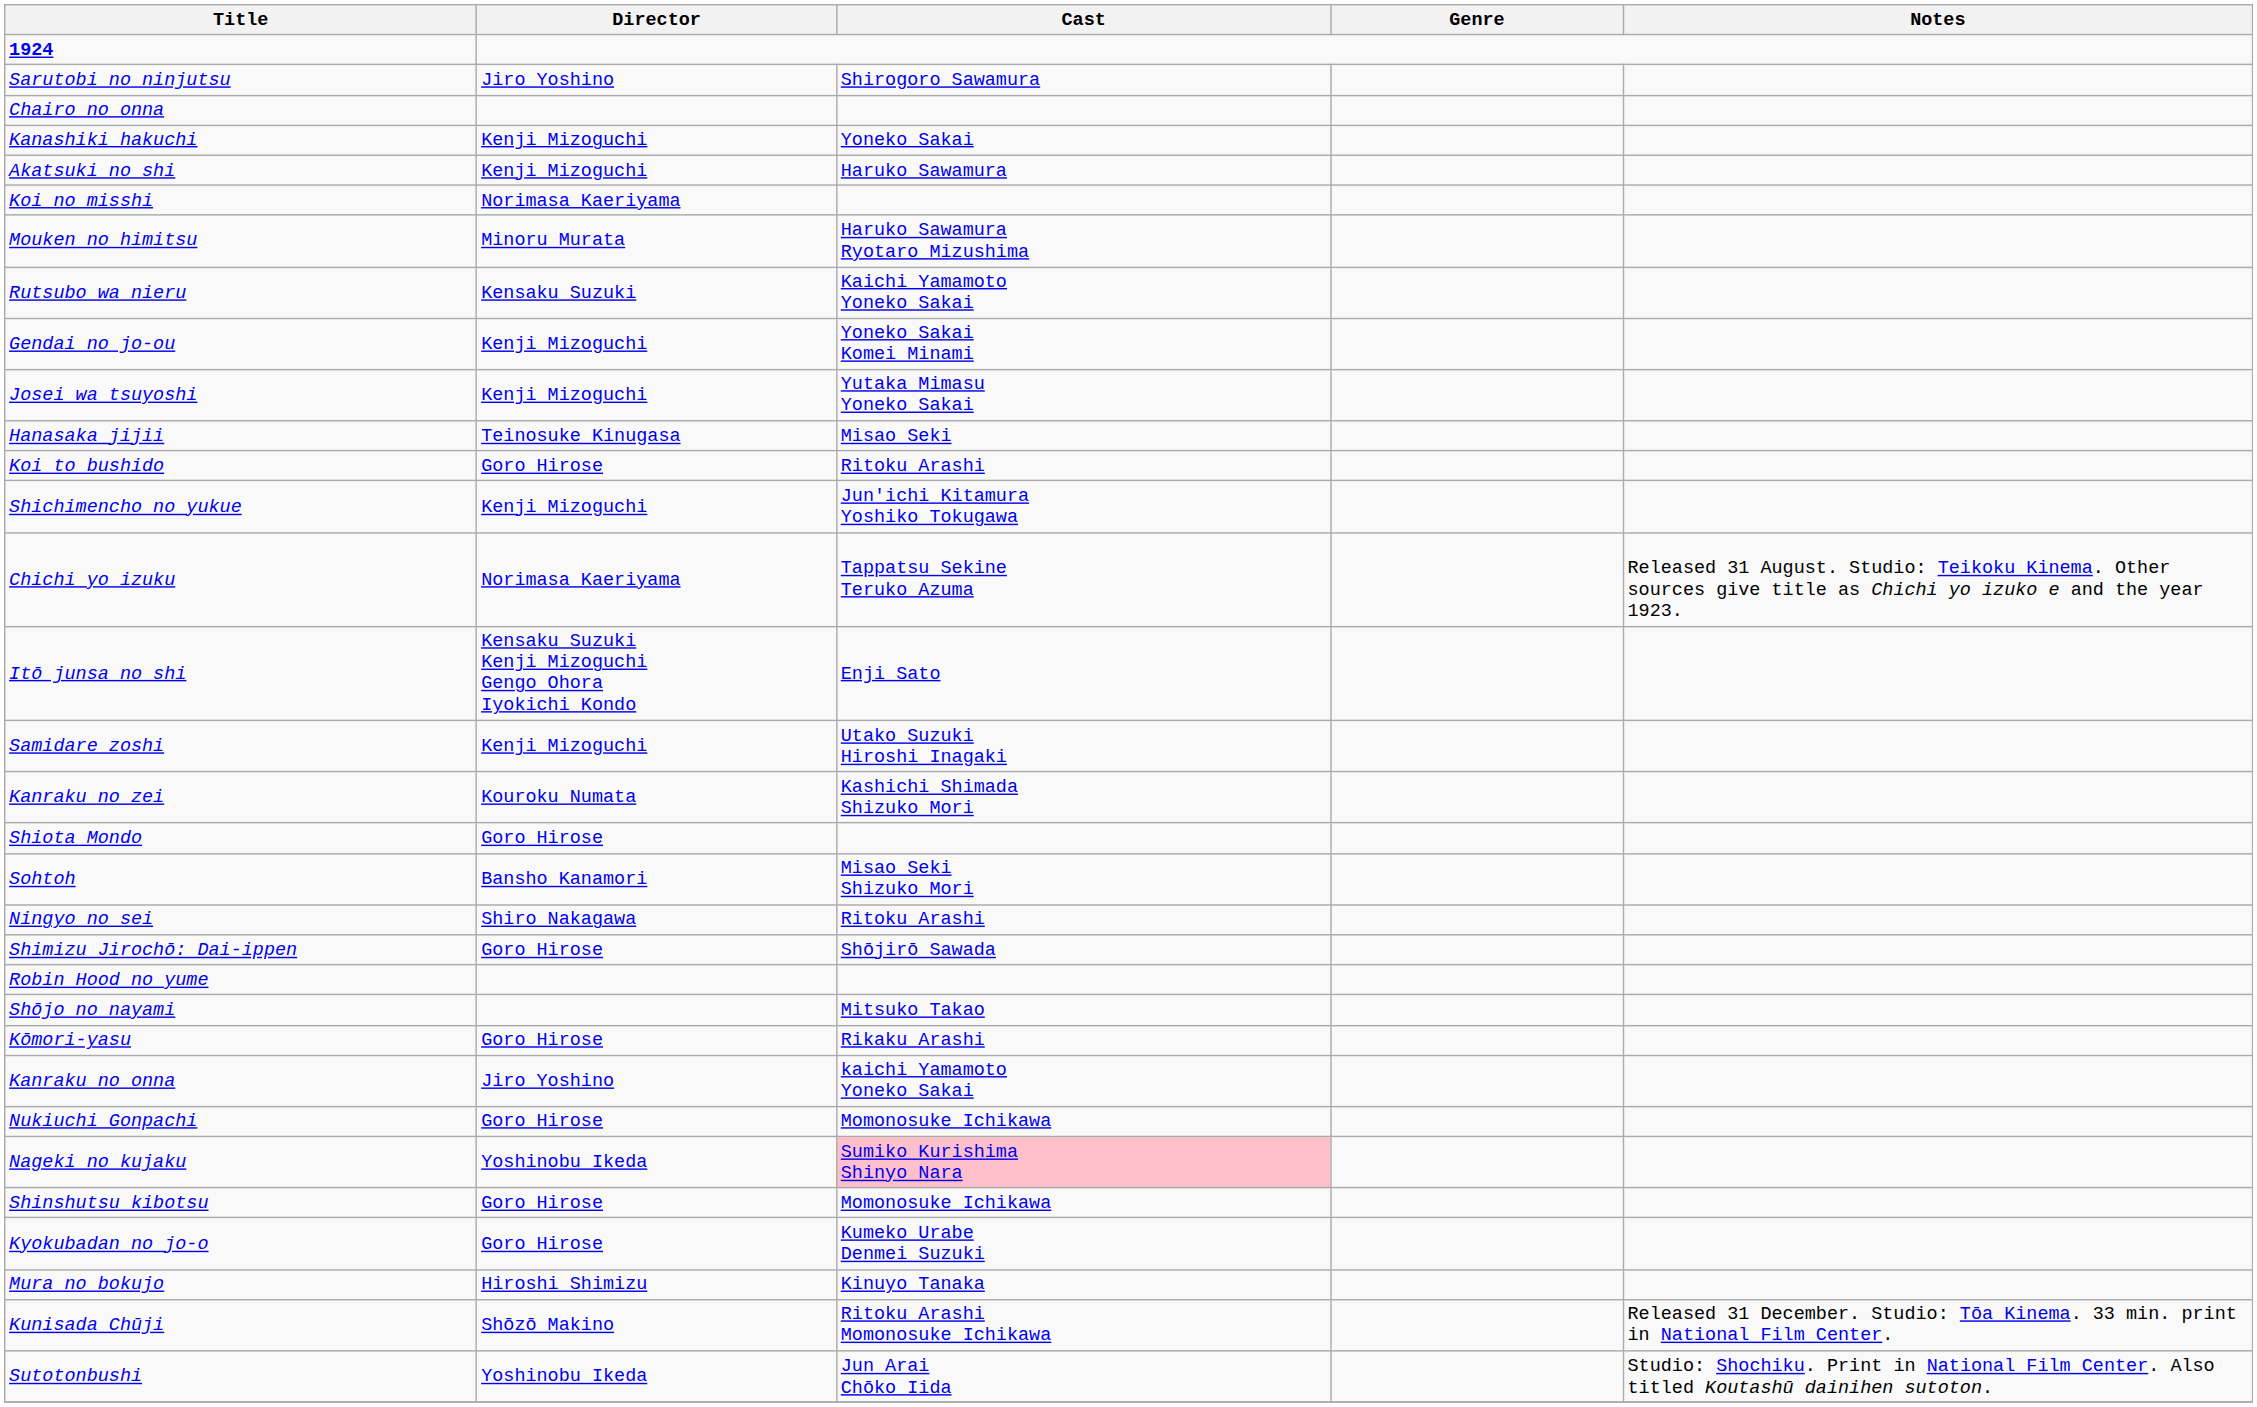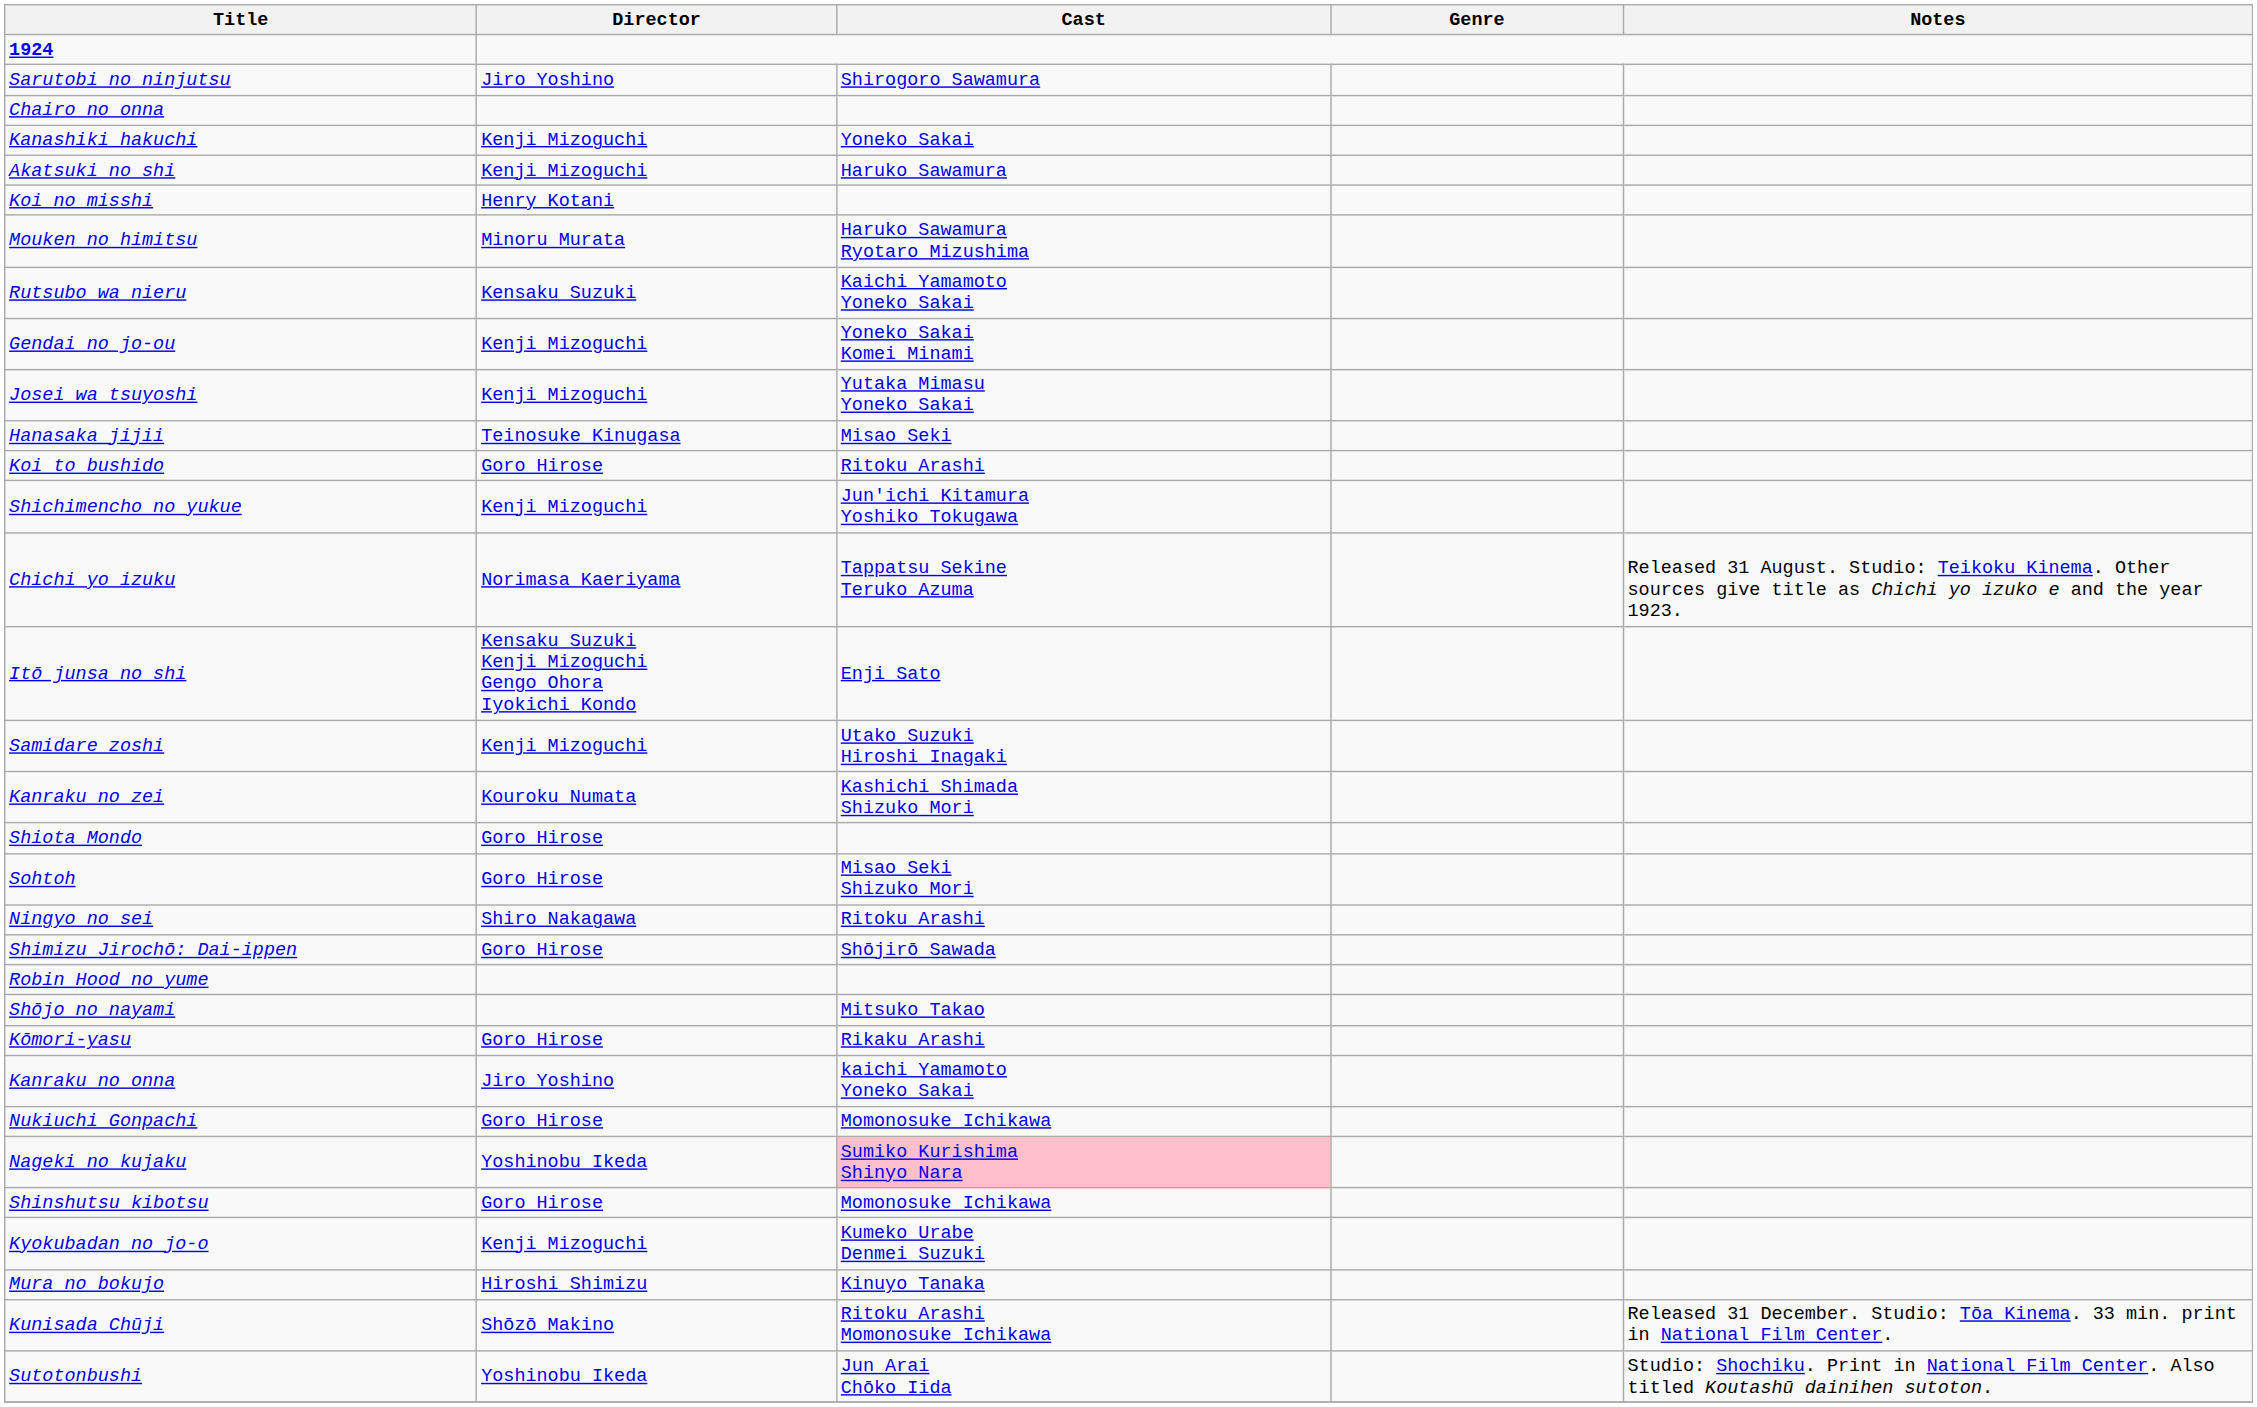(581, 200) Norimasa Kaeriyama -> (548, 200) Henry Kotani
(564, 879) Bansho Kanamori -> (542, 879) Goro Hirose
(542, 1244) Goro Hirose -> (564, 1244) Kenji Mizoguchi
